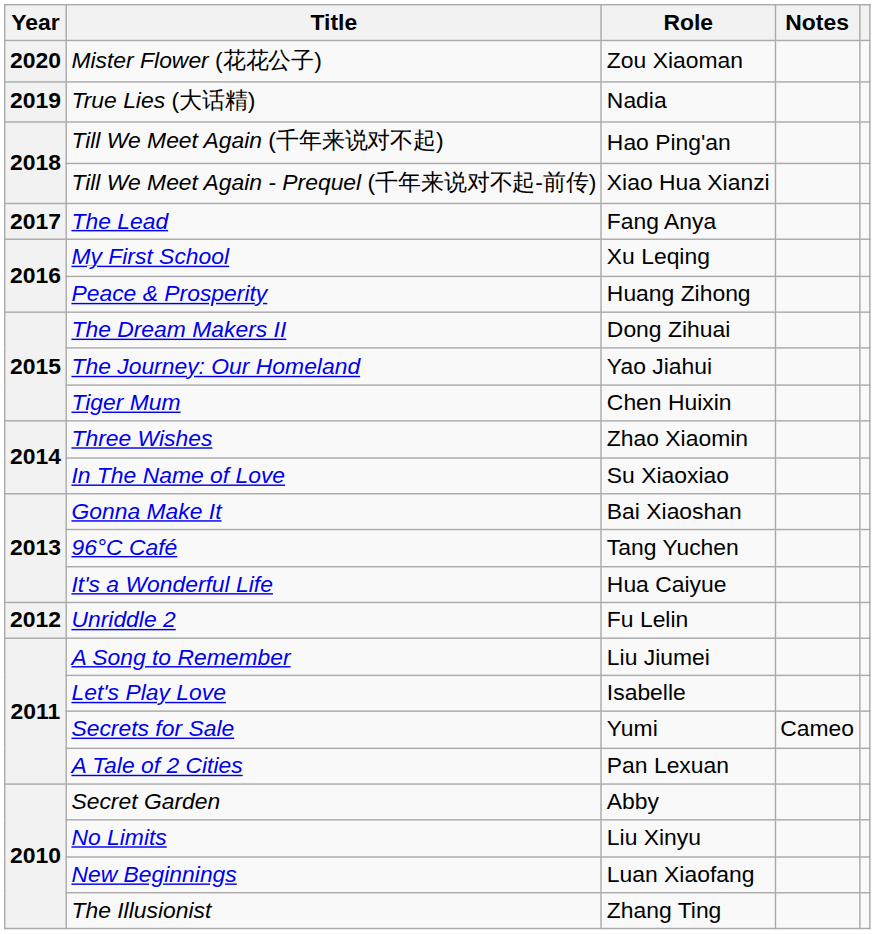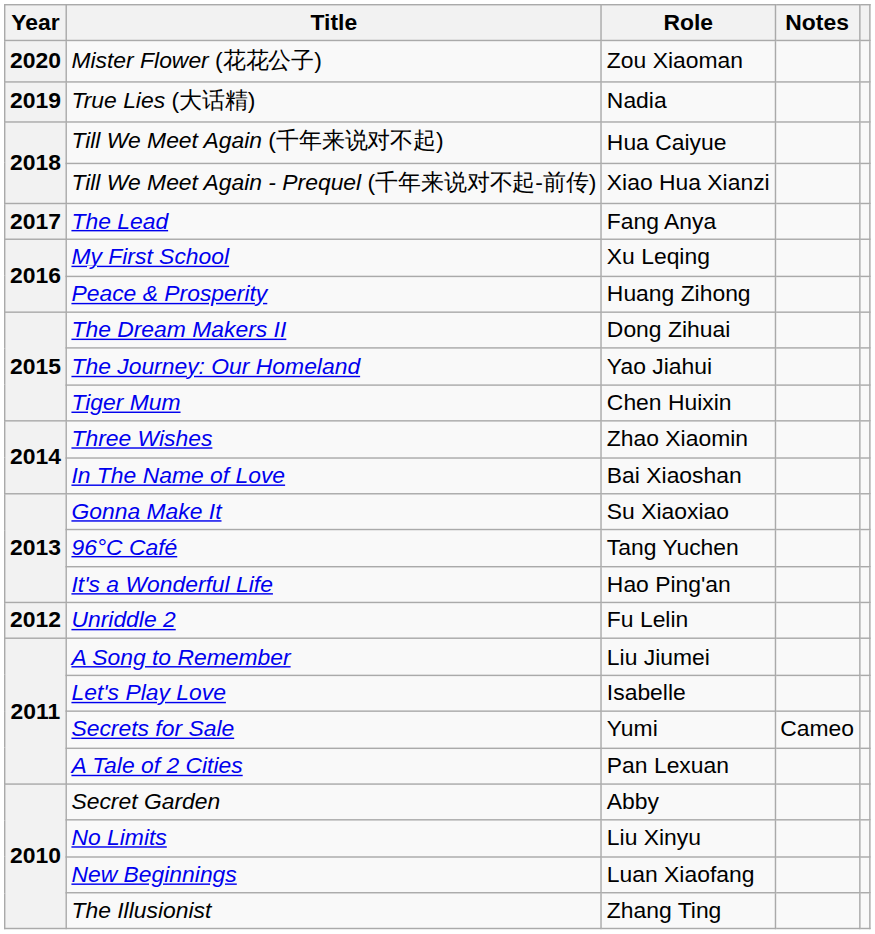(669, 142) Hao Ping'an -> (667, 142) Hua Caiyue
(668, 475) Su Xiaoxiao -> (674, 475) Bai Xiaoshan
(674, 511) Bai Xiaoshan -> (668, 511) Su Xiaoxiao
(667, 584) Hua Caiyue -> (669, 584) Hao Ping'an
